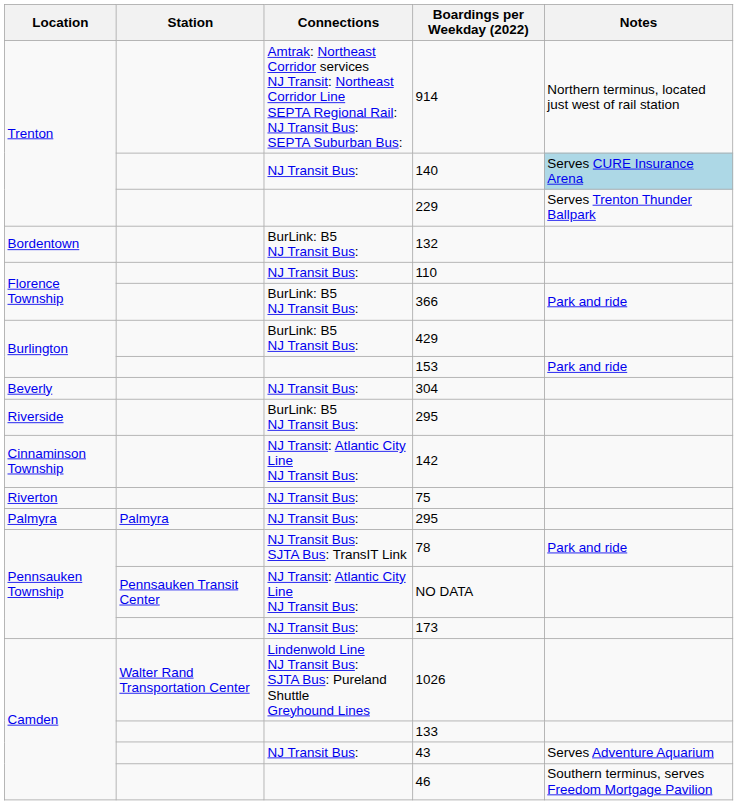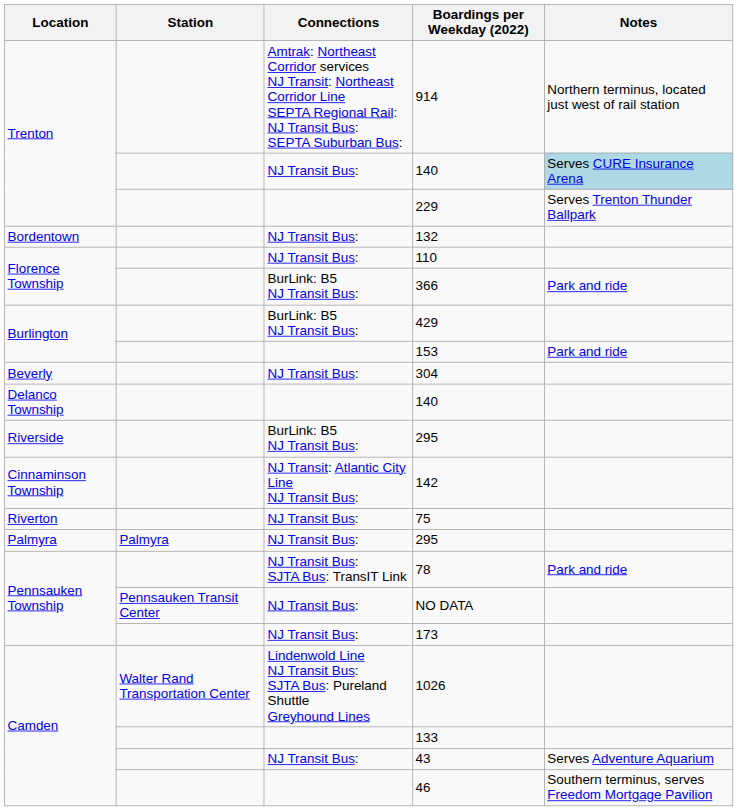(313, 244) BurLink: B5 NJ Transit Bus: -> (313, 236) NJ Transit Bus:
+ row: (36, 402)
(337, 591) NJ Transit: Atlantic City Line NJ Transit Bus: -> (313, 605) NJ Transit Bus:
